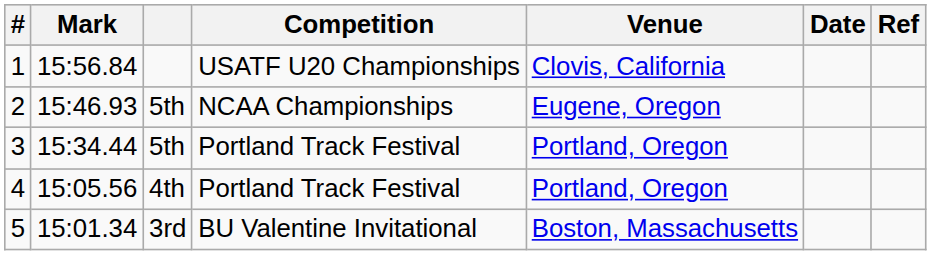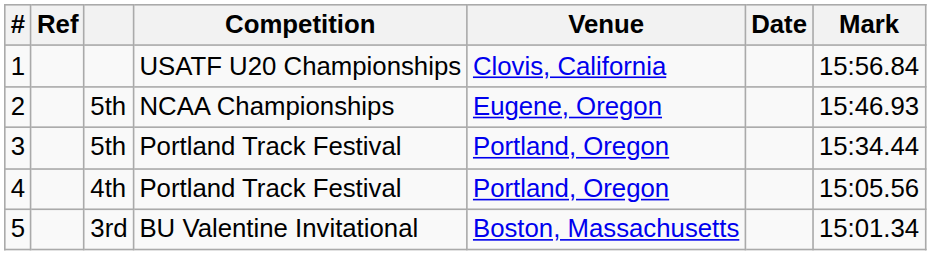columns swapped: (87, 24) <-> (898, 24)
